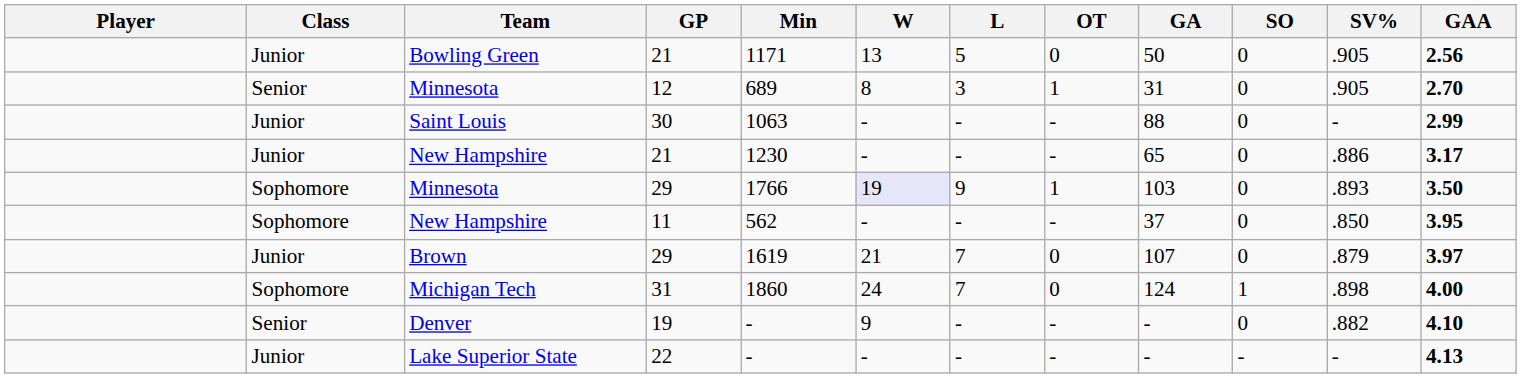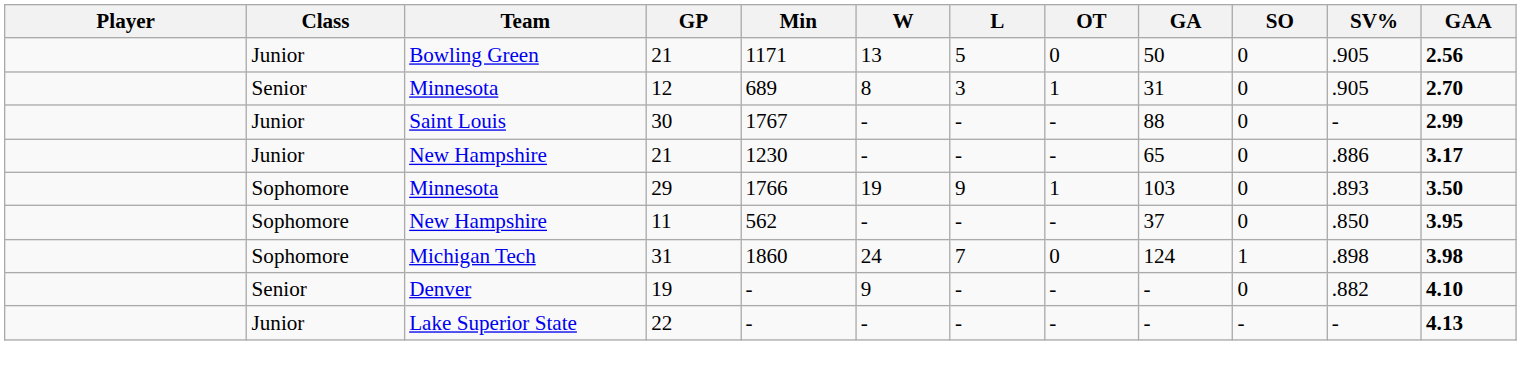(767, 121) 1063 -> (767, 121) 1767
(871, 188) lavender background -> (871, 188) no background
- row: (438, 255)
(1445, 289) 4.00 -> (1445, 255) 3.98
